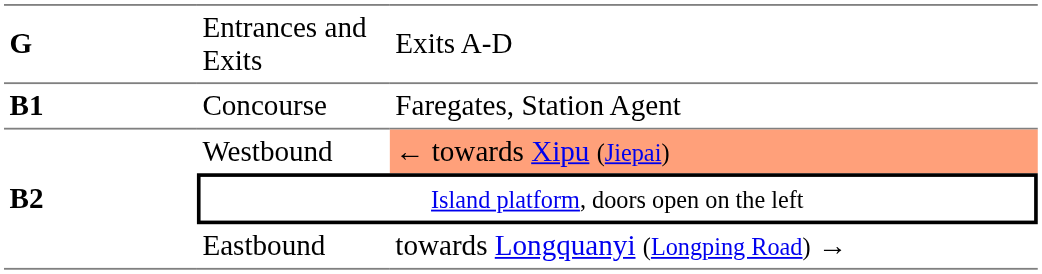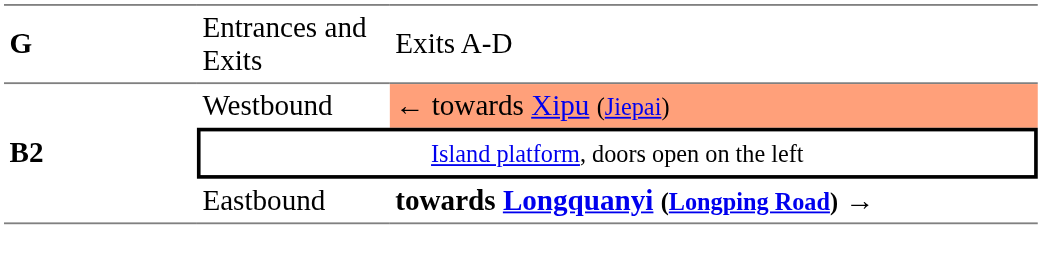- row: (265, 105)
(621, 245) normal -> (635, 200) bold
